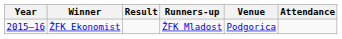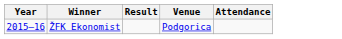- column: (192, 12)
